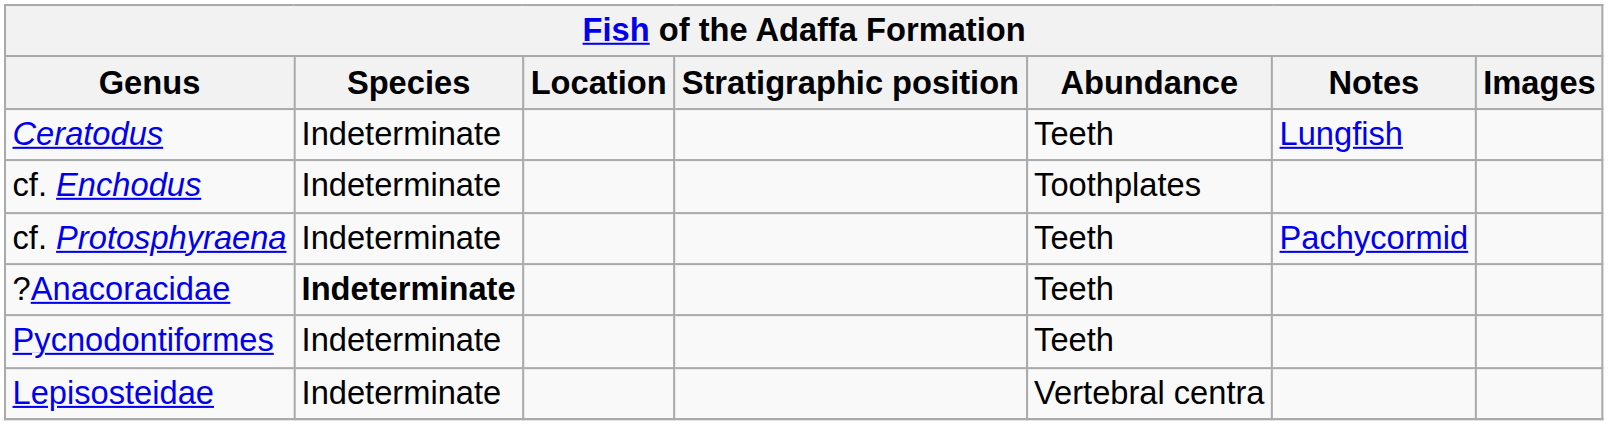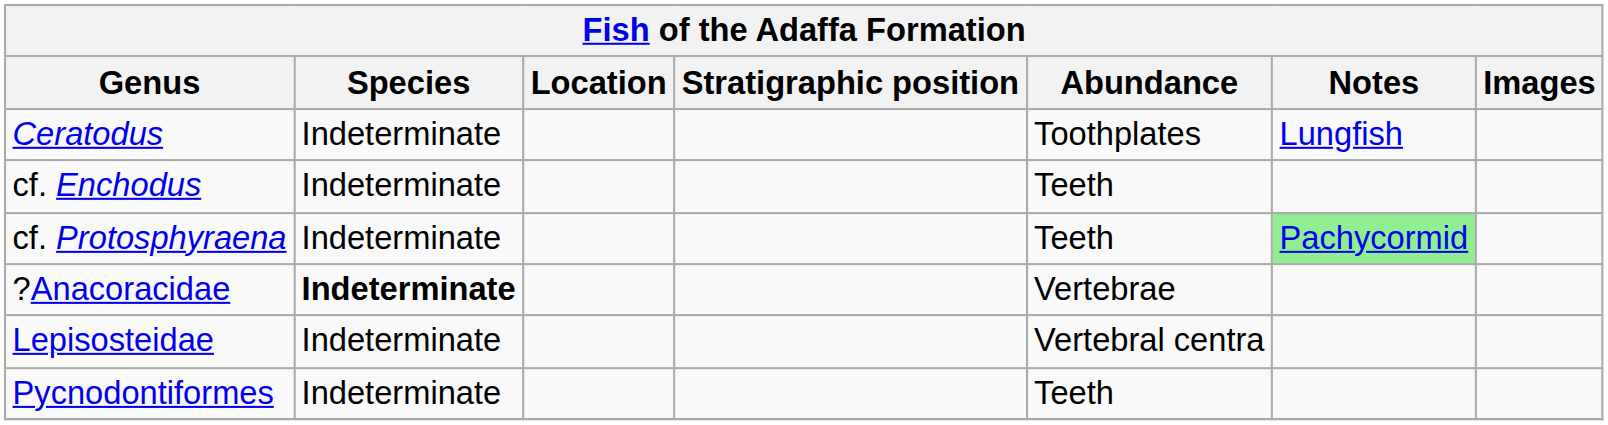(1074, 133) Teeth -> (1118, 133) Toothplates
(1118, 185) Toothplates -> (1074, 185) Teeth
(1374, 237) no background -> (1374, 237) lightgreen background
(1074, 289) Teeth -> (1105, 289) Vertebrae
rows swapped: (113, 392) <-> (143, 340)
